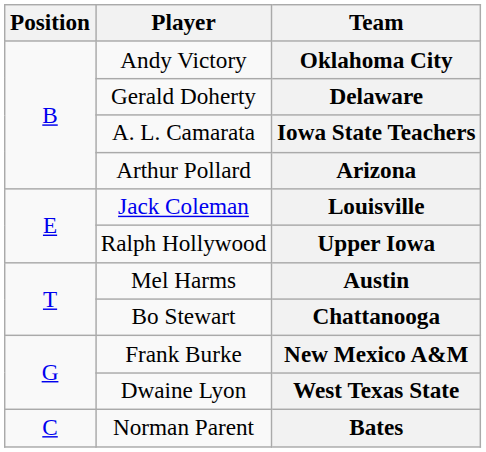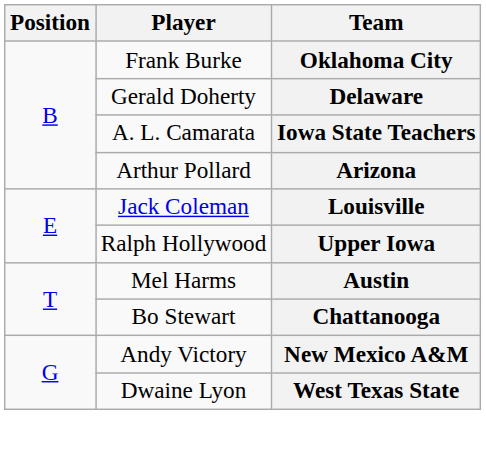(184, 59) Andy Victory -> (184, 59) Frank Burke
(184, 354) Frank Burke -> (184, 354) Andy Victory
- row: (376, 427)
